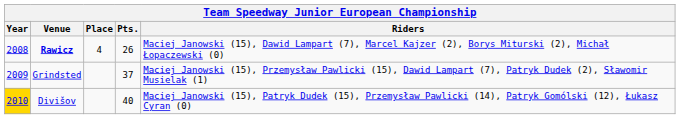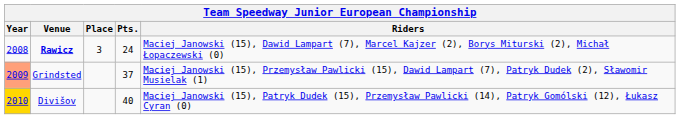(99, 49) 4 -> (99, 49) 3
(128, 49) 26 -> (128, 49) 24
(17, 75) no background -> (17, 75) lightsalmon background
